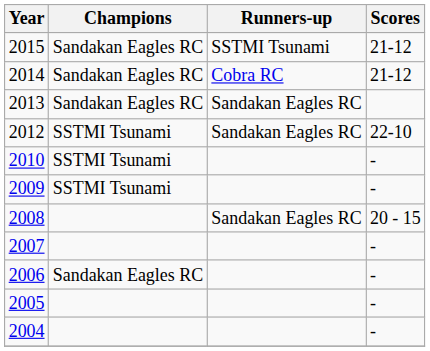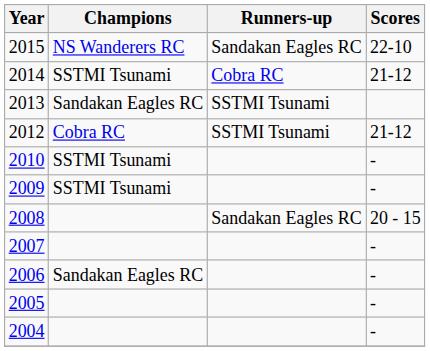(128, 47) Sandakan Eagles RC -> (119, 47) NS Wanderers RC
(271, 47) SSTMI Tsunami -> (287, 47) Sandakan Eagles RC
(391, 47) 21-12 -> (391, 47) 22-10
(128, 75) Sandakan Eagles RC -> (112, 75) SSTMI Tsunami
(287, 103) Sandakan Eagles RC -> (271, 103) SSTMI Tsunami
(112, 132) SSTMI Tsunami -> (89, 132) Cobra RC
(287, 132) Sandakan Eagles RC -> (271, 132) SSTMI Tsunami
(391, 132) 22-10 -> (391, 132) 21-12
